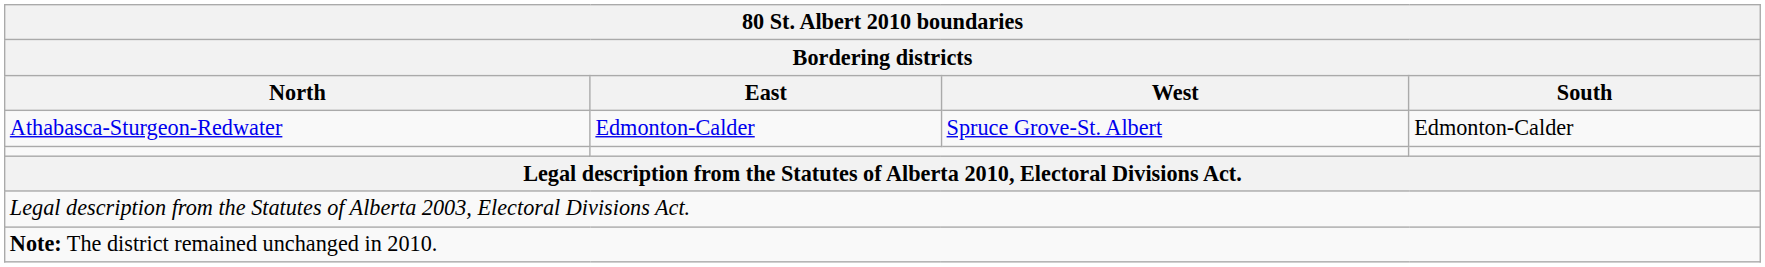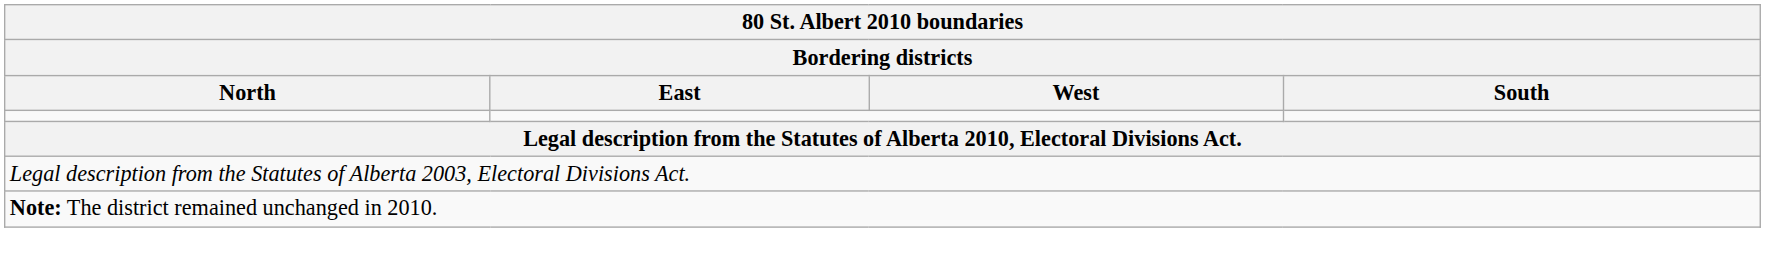- row: (146, 127)
